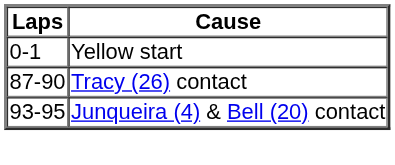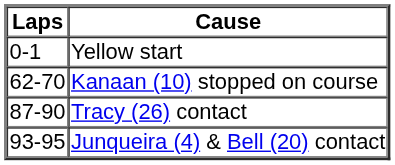+ row: (225, 81)
